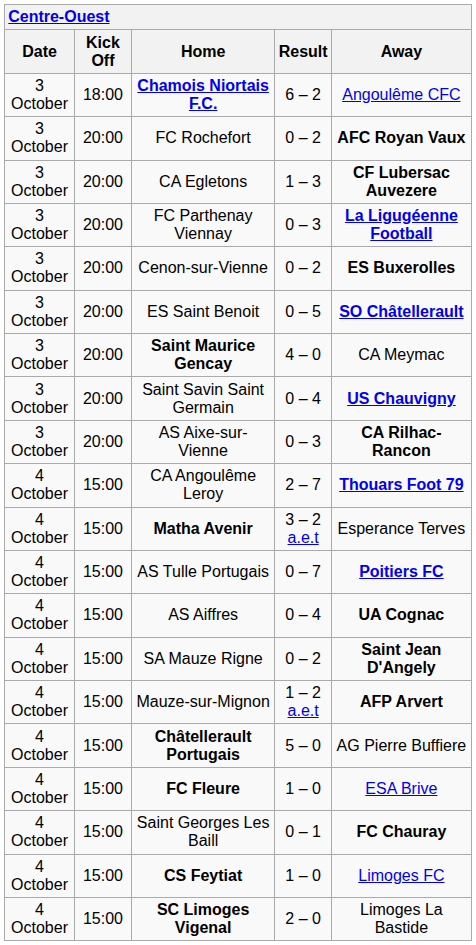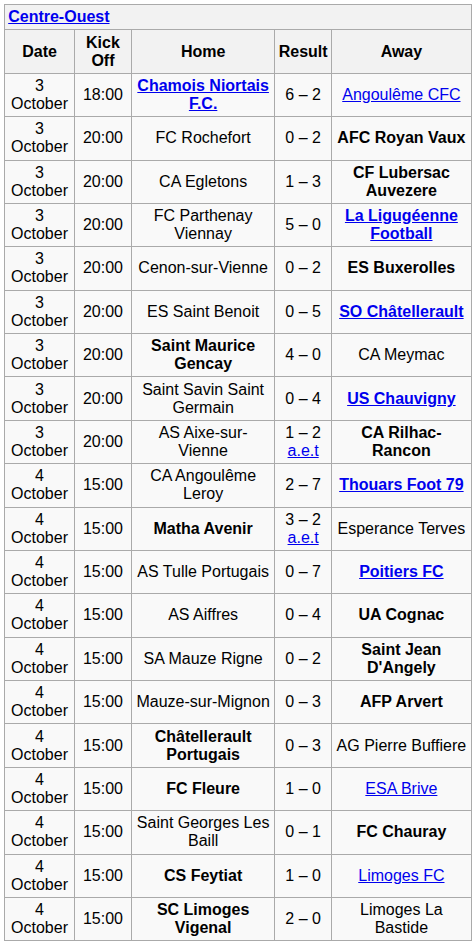(303, 225) 0 – 3 -> (303, 225) 5 – 0
(303, 441) 0 – 3 -> (303, 441) 1 – 2 a.e.t
(303, 702) 1 – 2 a.e.t -> (303, 702) 0 – 3
(303, 745) 5 – 0 -> (303, 745) 0 – 3
